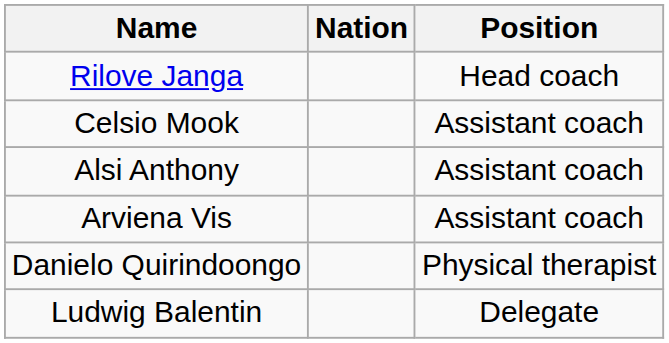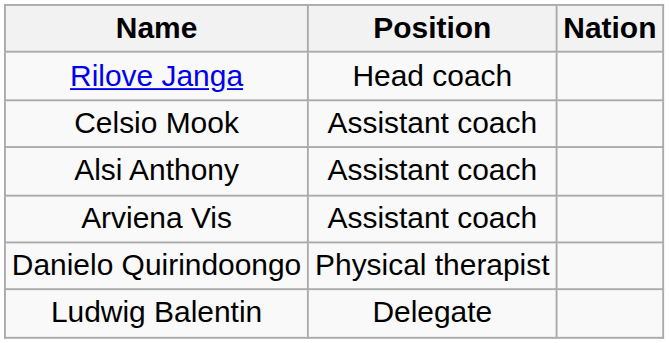columns swapped: (362, 28) <-> (539, 28)
